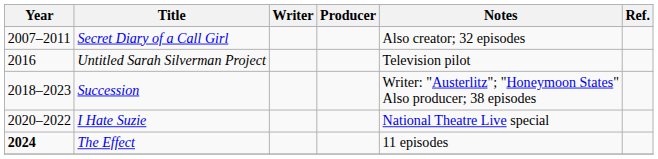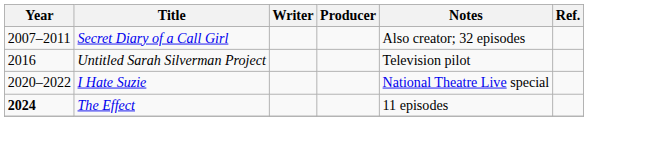- row: (108, 90)
